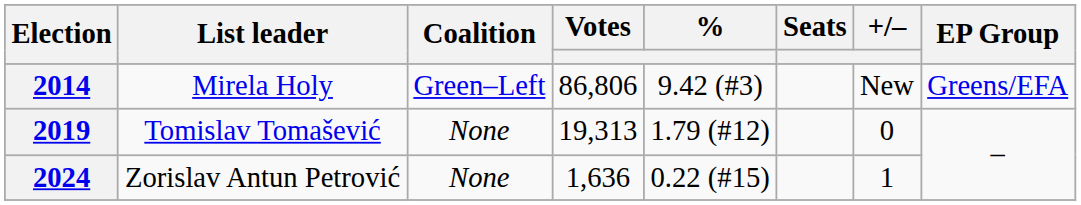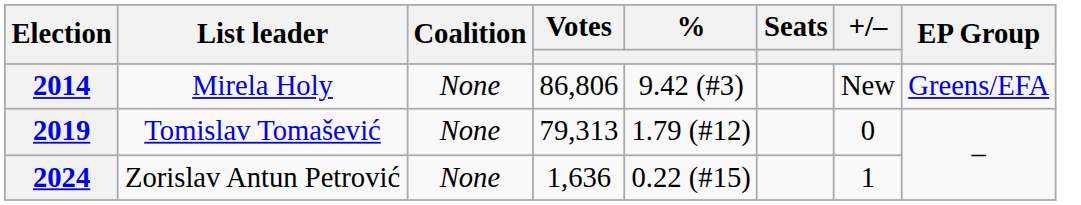(479, 85) Green–Left -> (470, 85) None
(598, 131) 19,313 -> (579, 131) 79,313
